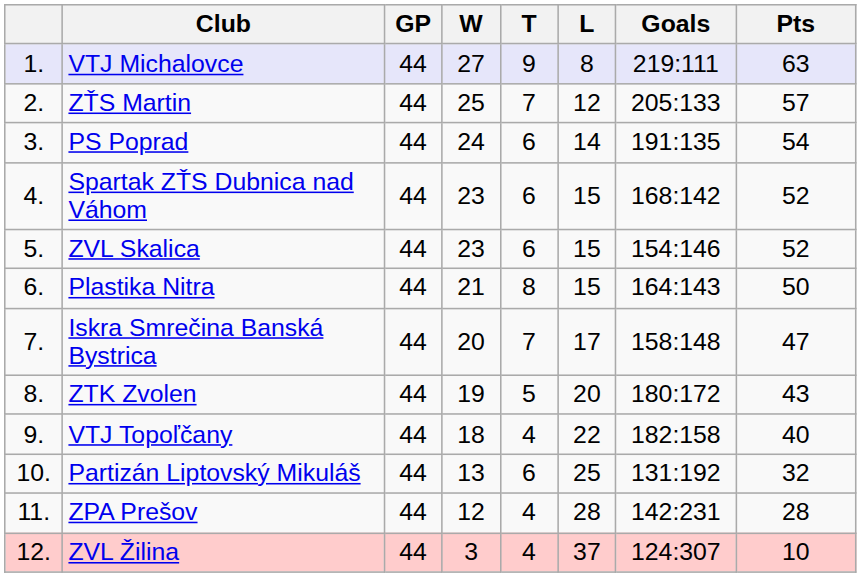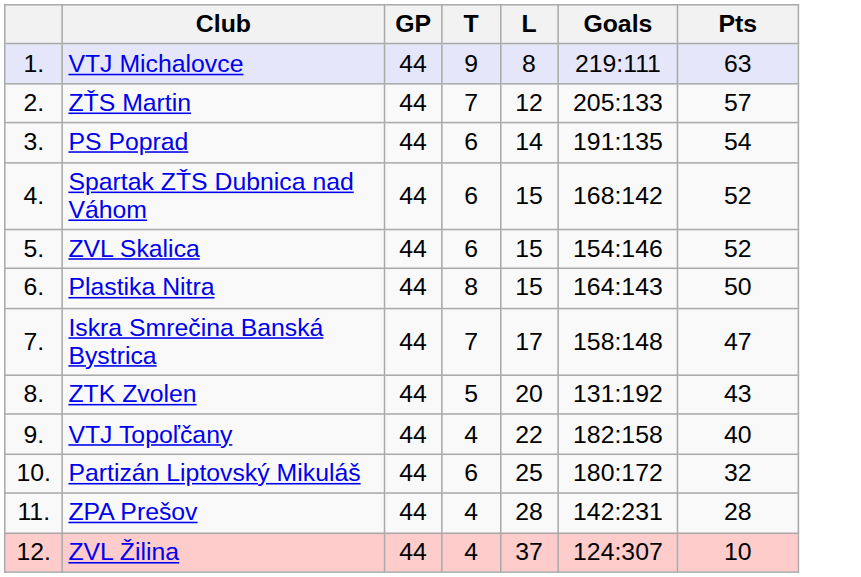- column: (471, 24)
(676, 394) 180:172 -> (618, 394) 131:192
(676, 473) 131:192 -> (618, 473) 180:172
